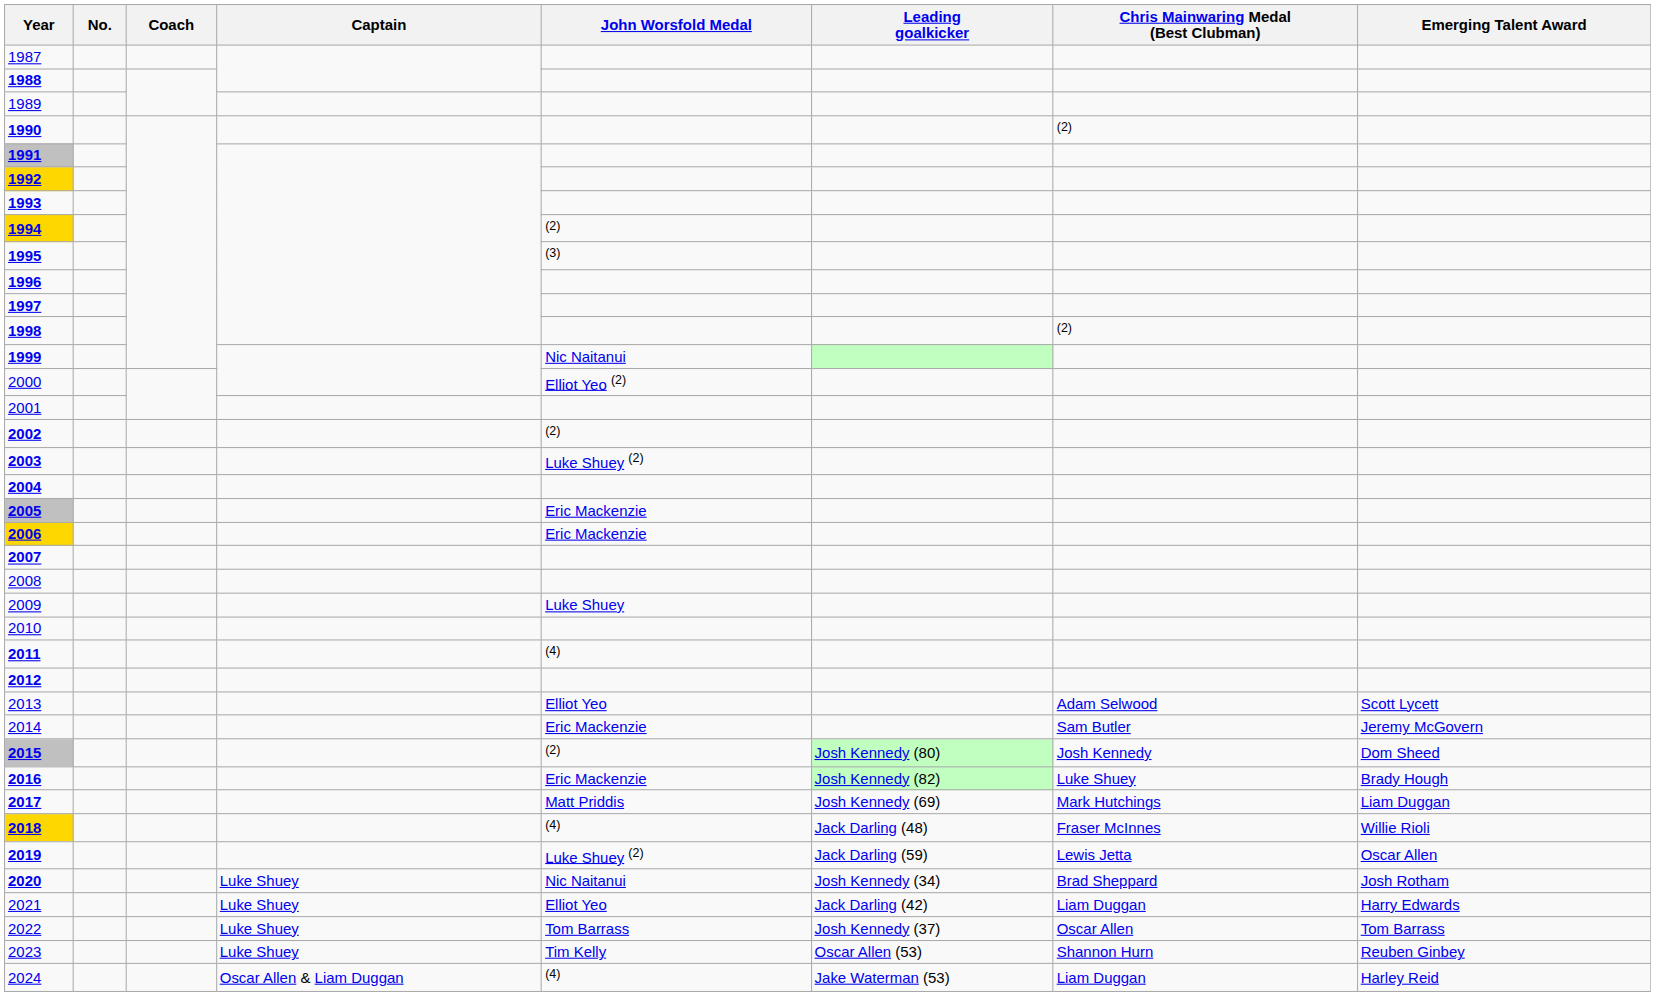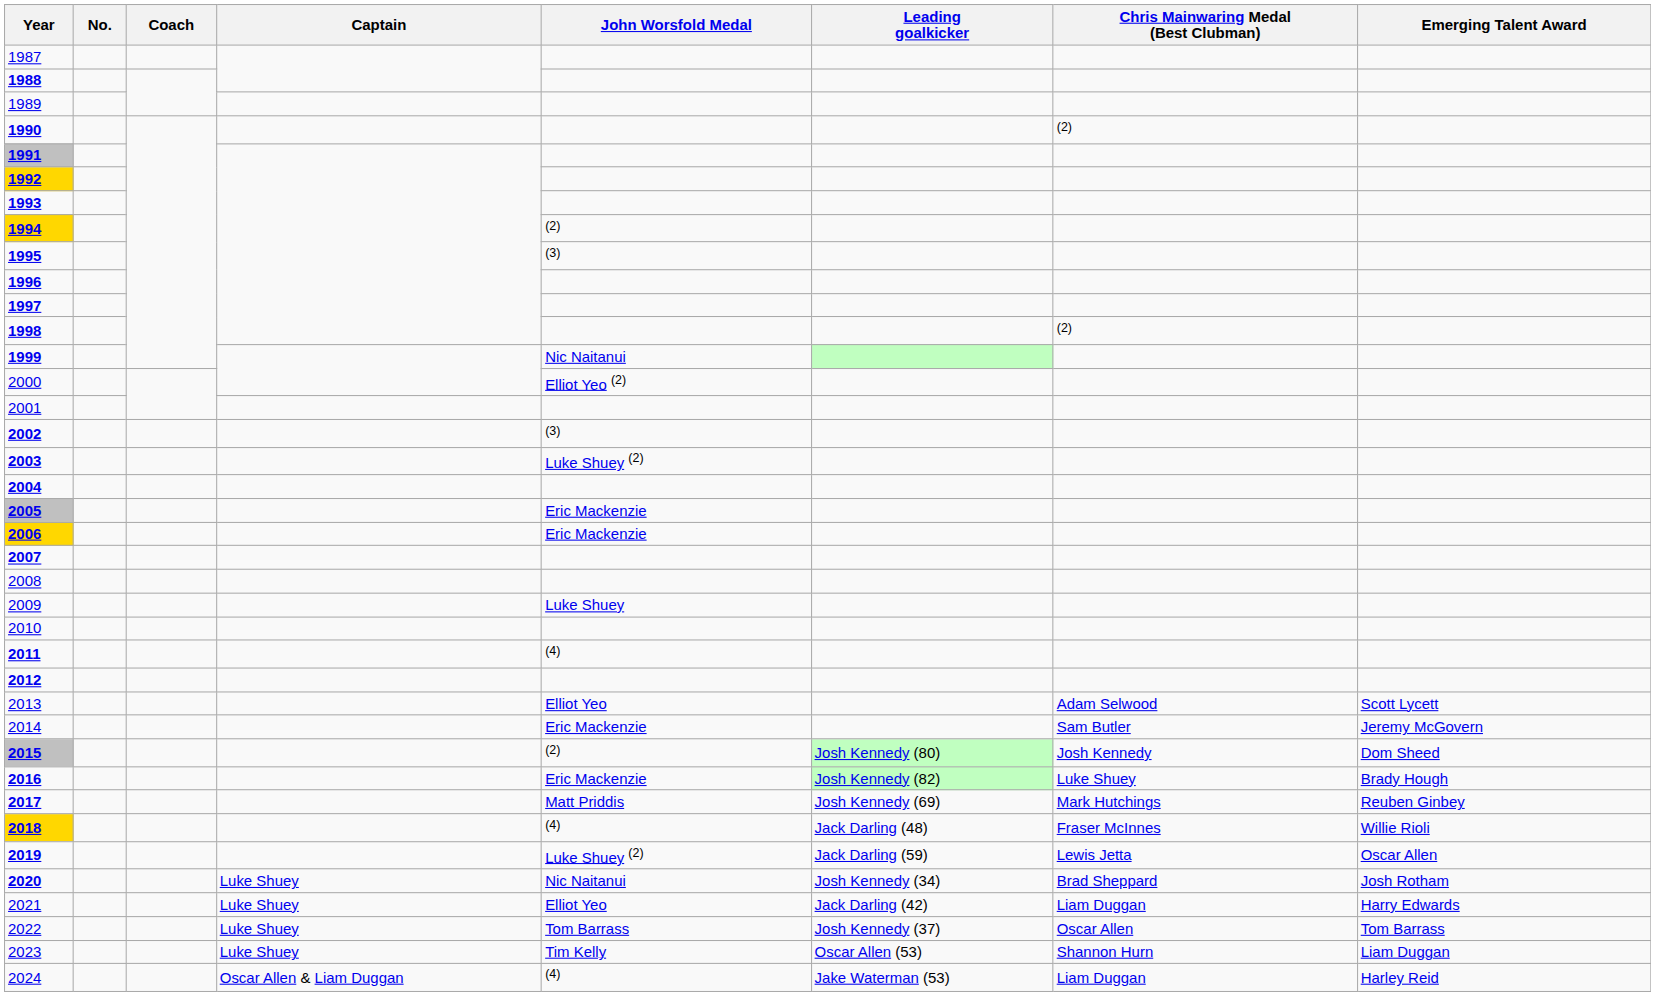(553, 431) (2) -> (553, 431) (3)
(1405, 802) Liam Duggan -> (1413, 802) Reuben Ginbey
(1413, 952) Reuben Ginbey -> (1405, 952) Liam Duggan
